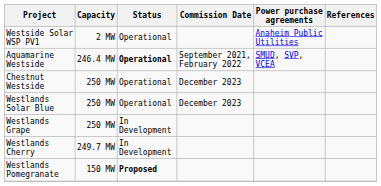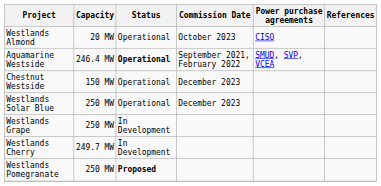- row: (40, 37)
+ row: (28, 37)
(101, 82) 250 MW -> (100, 82) 150 MW
(101, 170) 150 MW -> (100, 170) 250 MW
